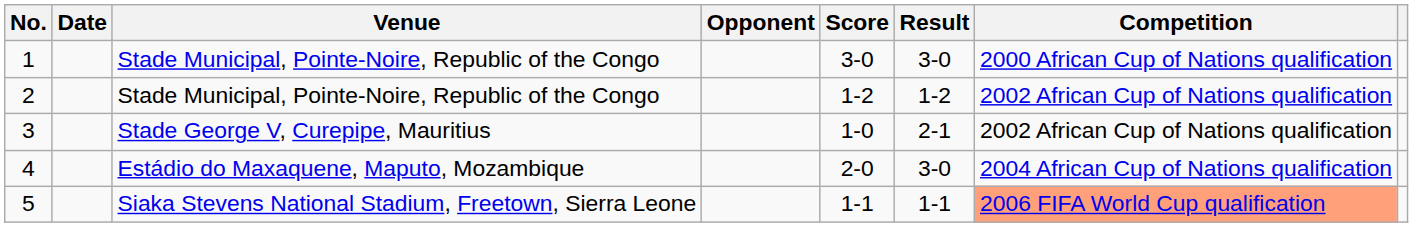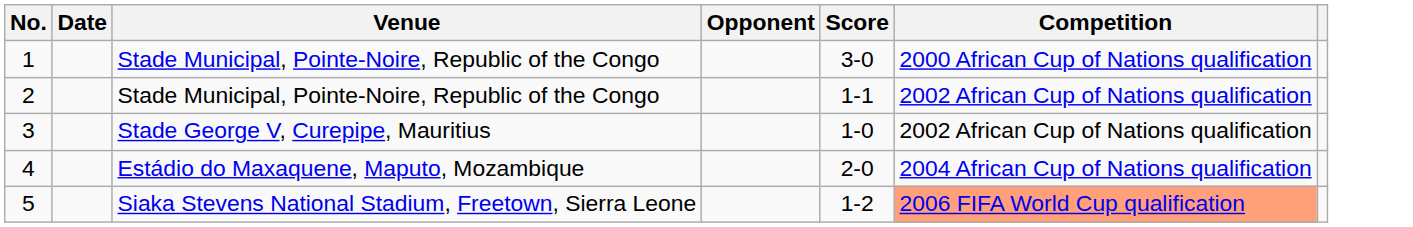- column: (934, 22)
(857, 95) 1-2 -> (857, 95) 1-1
(857, 204) 1-1 -> (857, 204) 1-2
